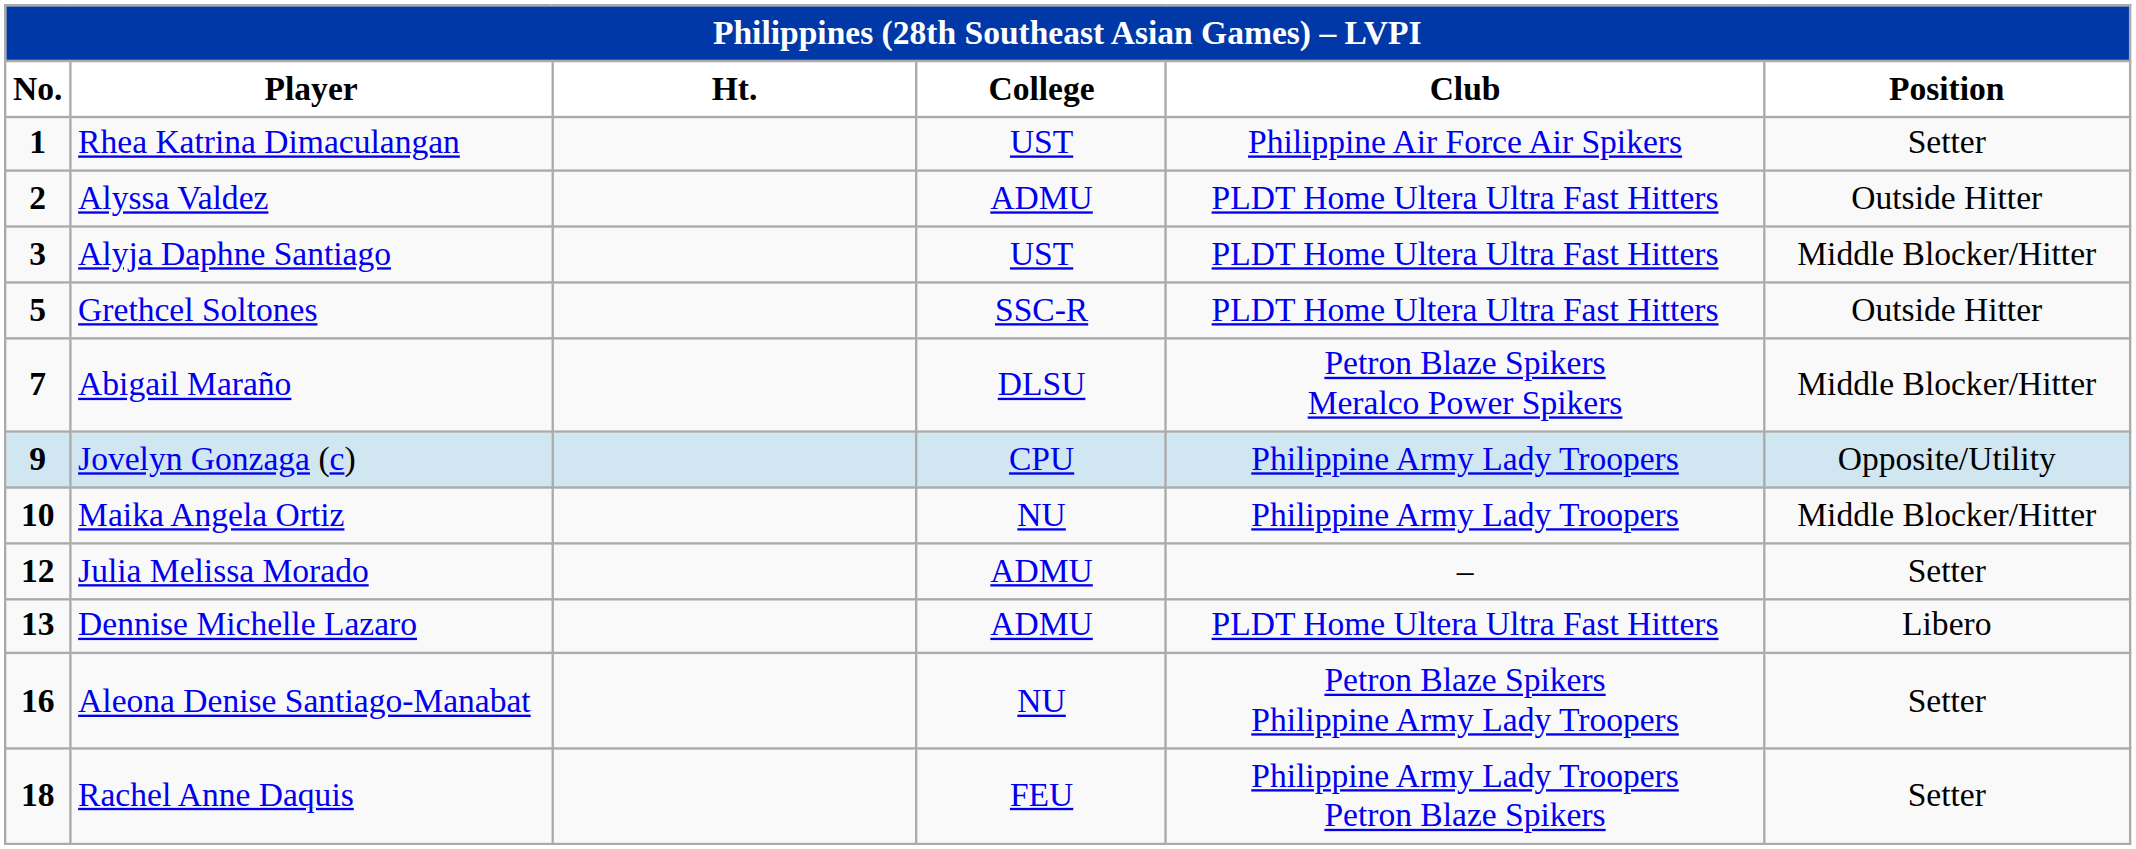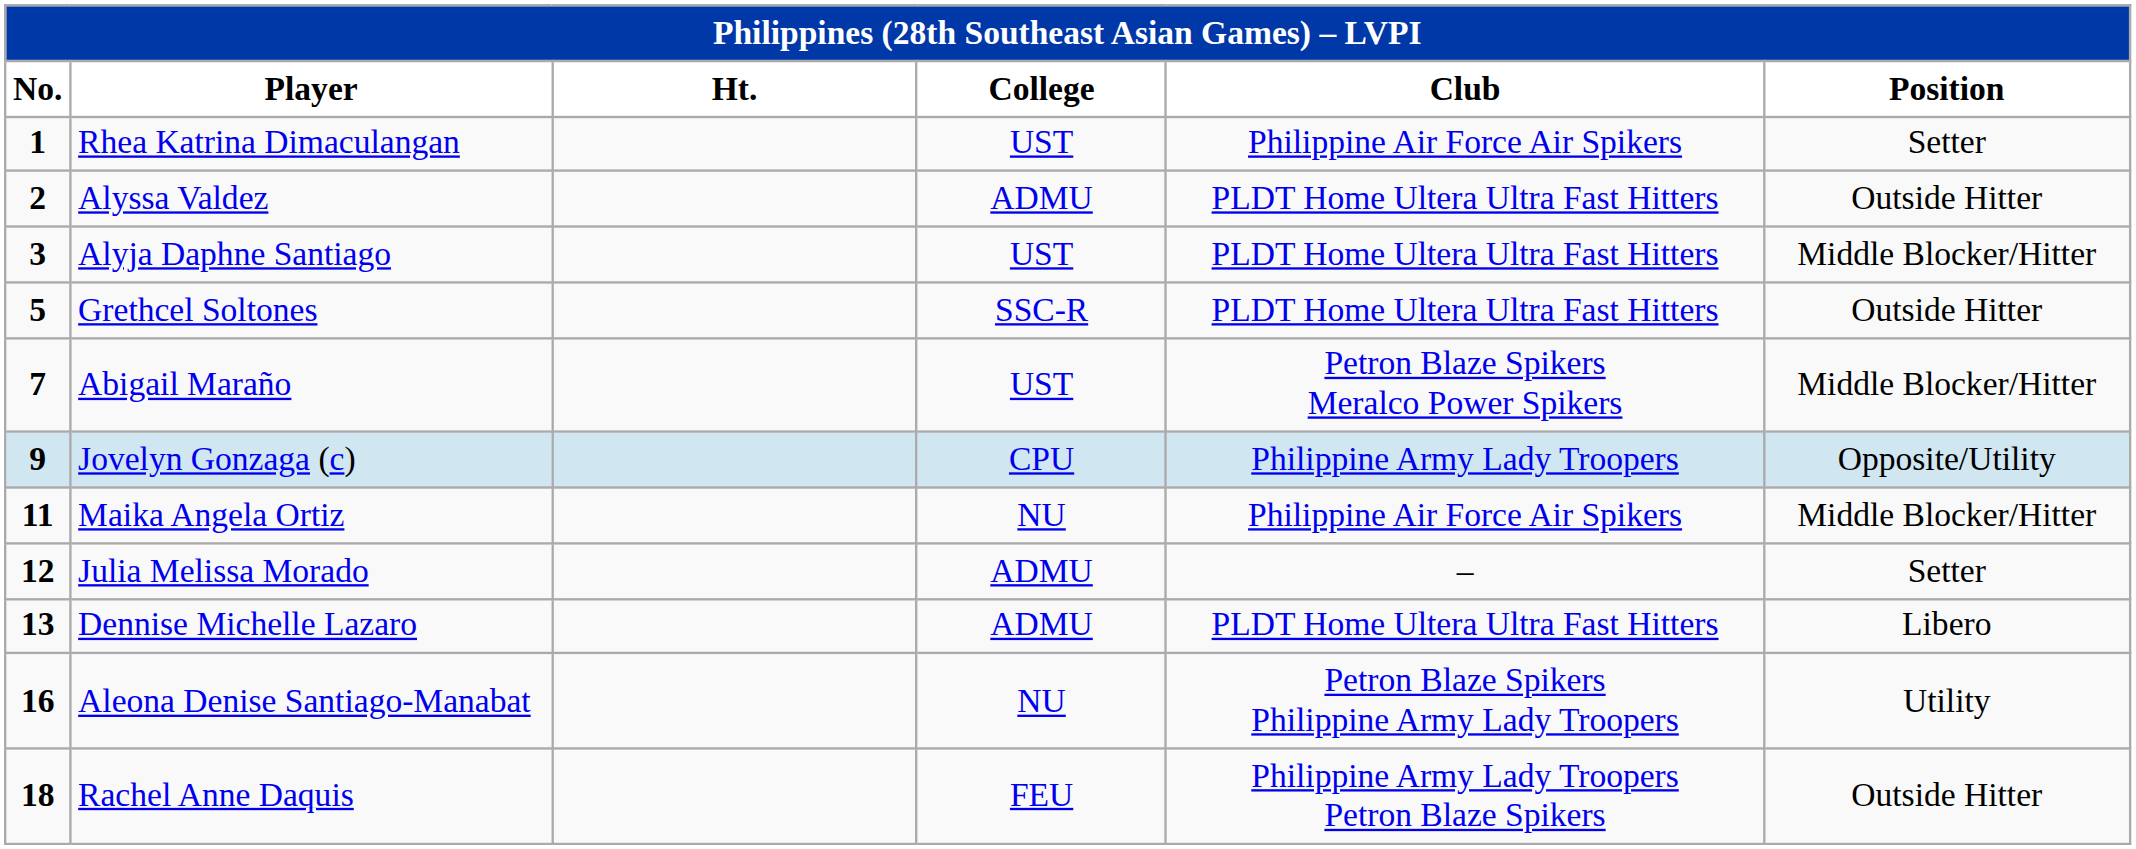(1042, 384) DLSU -> (1042, 384) UST
(38, 514) 10 -> (38, 514) 11
(1465, 514) Philippine Army Lady Troopers -> (1465, 514) Philippine Air Force Air Spikers
(1947, 700) Setter -> (1947, 700) Utility
(1947, 795) Setter -> (1947, 795) Outside Hitter
